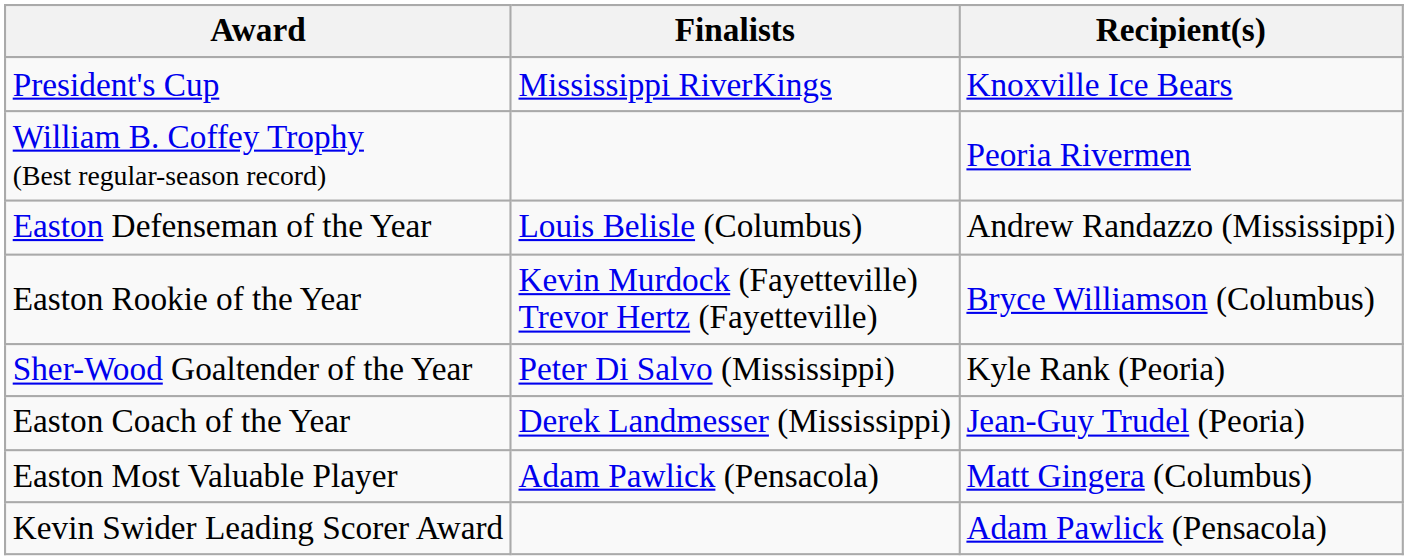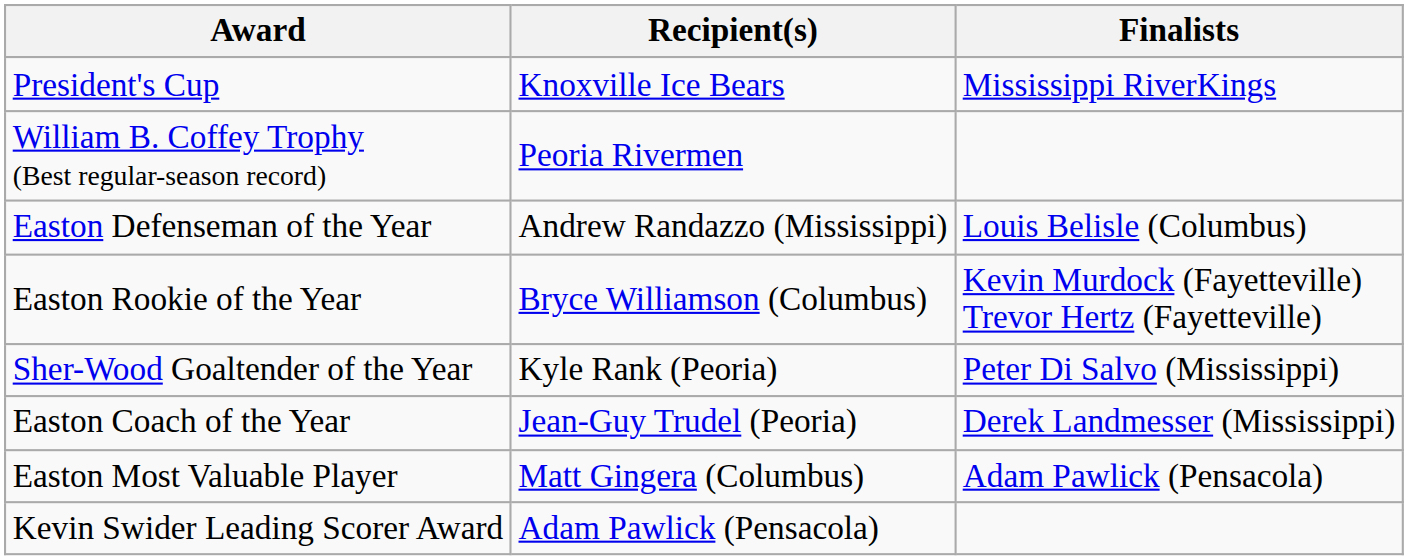columns swapped: (1181, 30) <-> (735, 30)
